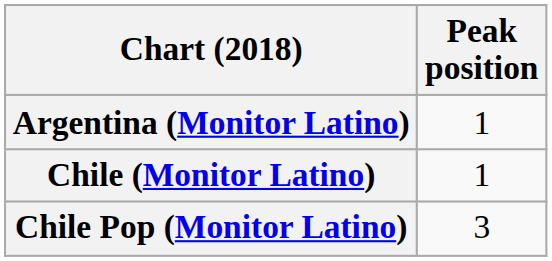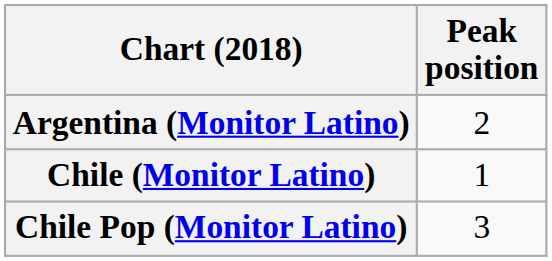(482, 121) 1 -> (482, 121) 2
